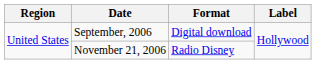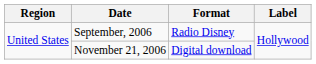(211, 31) Digital download -> (203, 31) Radio Disney
(203, 50) Radio Disney -> (211, 50) Digital download
